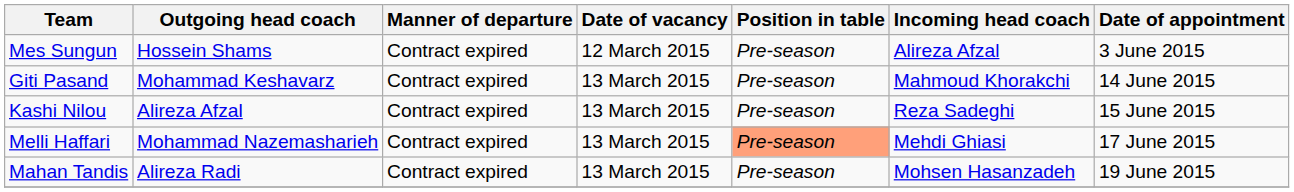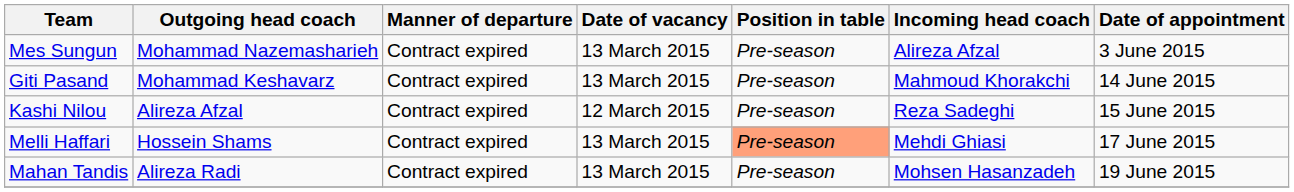(204, 50) Hossein Shams -> (258, 50) Mohammad Nazemasharieh
(646, 50) 12 March 2015 -> (646, 50) 13 March 2015
(646, 111) 13 March 2015 -> (646, 111) 12 March 2015
(258, 141) Mohammad Nazemasharieh -> (204, 141) Hossein Shams
